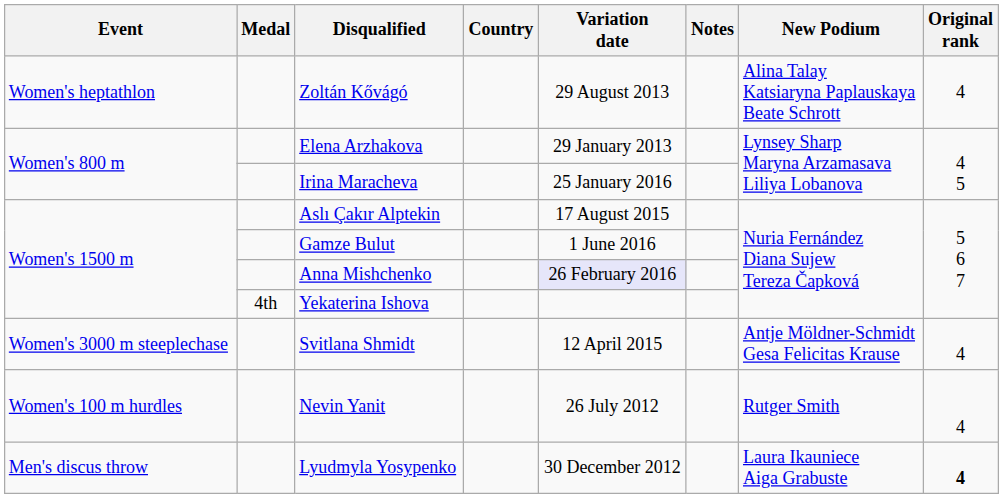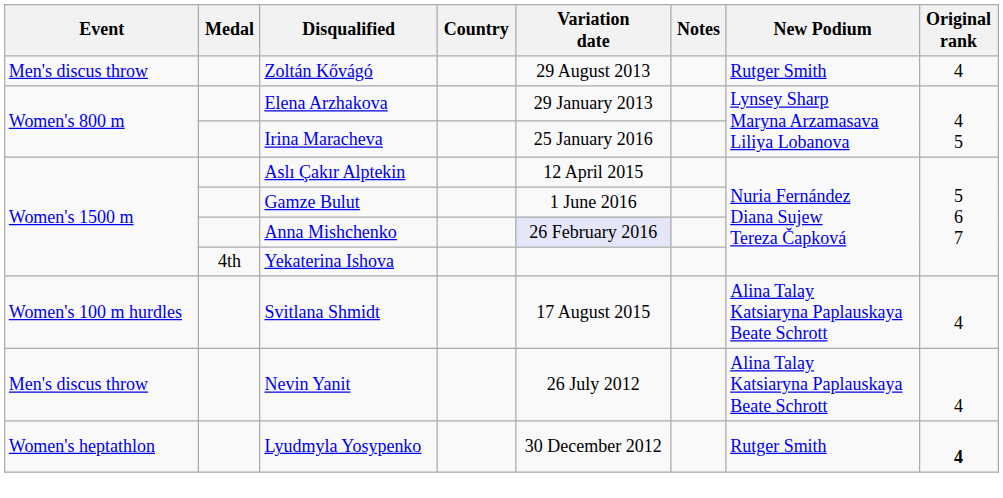(82, 91) Women's heptathlon -> (78, 70) Men's discus throw
(829, 91) Alina Talay Katsiaryna Paplauskaya Beate Schrott -> (778, 70) Rutger Smith
(612, 215) 17 August 2015 -> (593, 172) 12 April 2015
(118, 344) Women's 3000 m steeplechase -> (95, 312) Women's 100 m hurdles
(612, 344) 12 April 2015 -> (593, 312) 17 August 2015
(829, 344) Antje Möldner-Schmidt Gesa Felicitas Krause -> (816, 312) Alina Talay Katsiaryna Paplauskaya Beate Schrott
(95, 405) Women's 100 m hurdles -> (78, 384) Men's discus throw
(791, 405) Rutger Smith -> (816, 384) Alina Talay Katsiaryna Paplauskaya Beate Schrott
(78, 467) Men's discus throw -> (82, 446) Women's heptathlon
(801, 467) Laura Ikauniece Aiga Grabuste -> (778, 446) Rutger Smith
